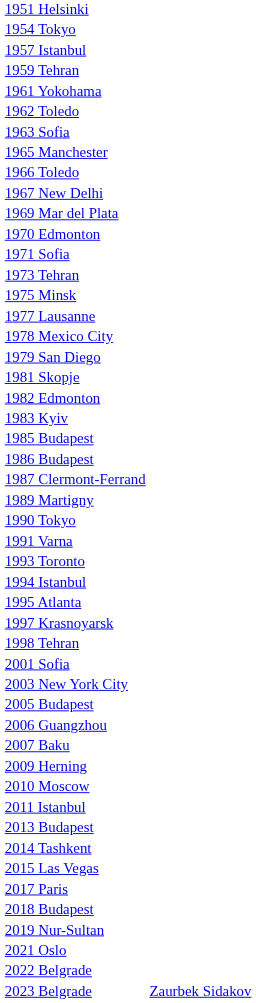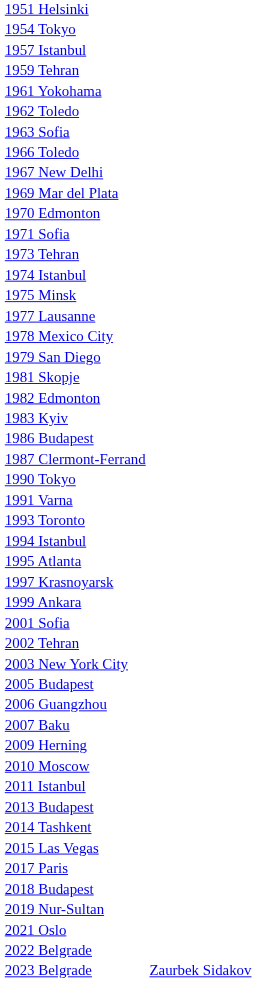- row: (56, 152)
+ row: (45, 275)
- row: (49, 438)
- row: (49, 500)
- row: (42, 643)
+ row: (43, 602)
+ row: (42, 643)
